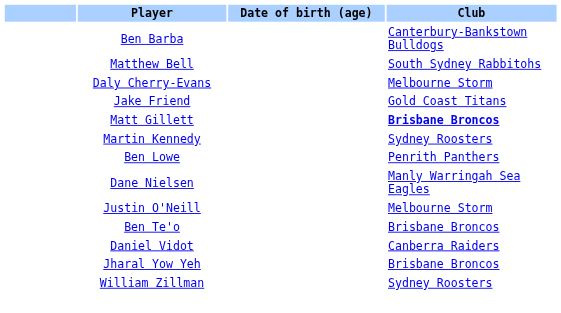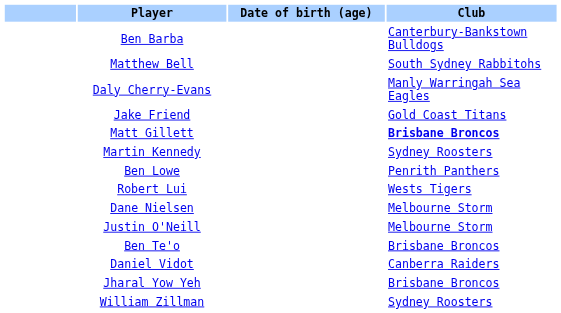(440, 83) Melbourne Storm -> (454, 89) Manly Warringah Sea Eagles
+ row: (152, 189)
(454, 183) Manly Warringah Sea Eagles -> (440, 208) Melbourne Storm
